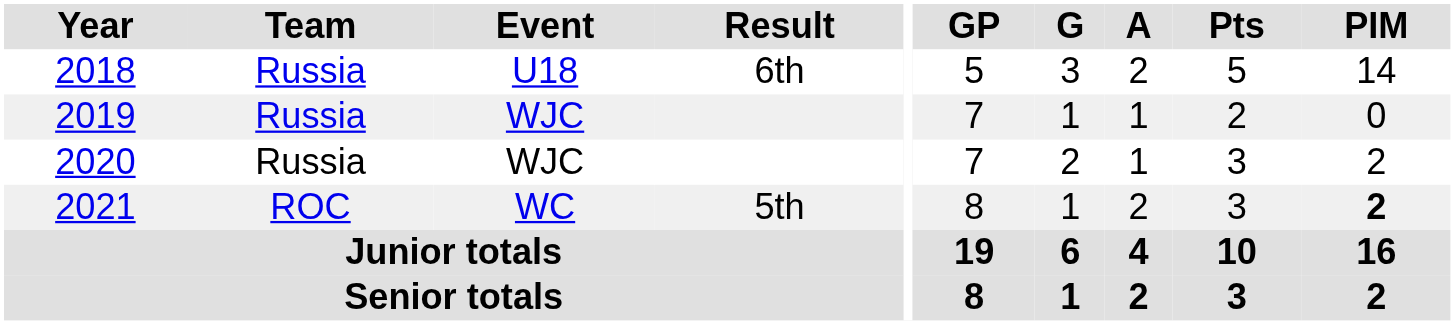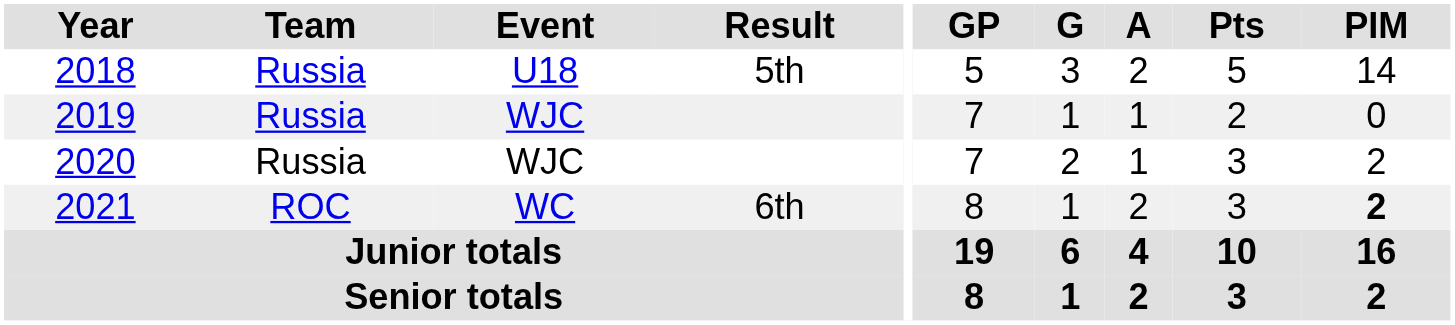(780, 71) 6th -> (780, 71) 5th
(780, 206) 5th -> (780, 206) 6th
